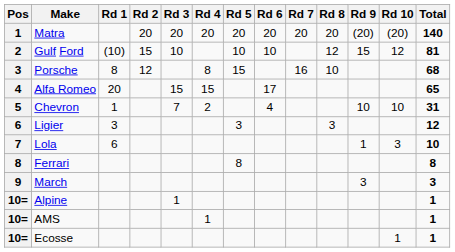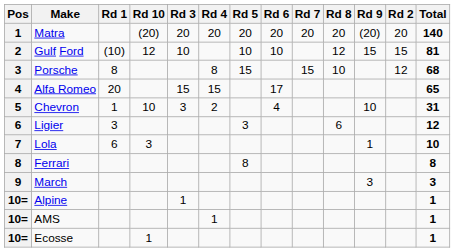columns swapped: (145, 14) <-> (398, 14)
(301, 70) 16 -> (308, 70) 15
(177, 107) 7 -> (183, 107) 3
(332, 126) 3 -> (339, 126) 6
